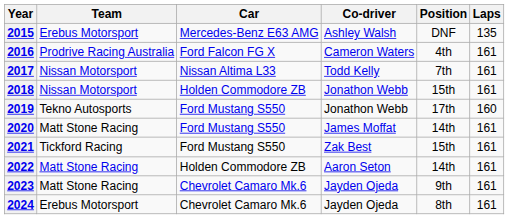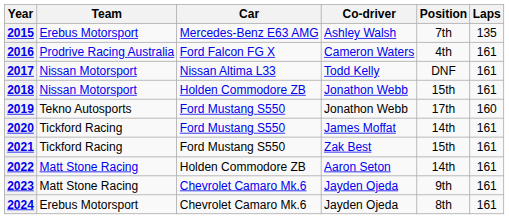(444, 33) DNF -> (444, 33) 7th
(444, 71) 7th -> (444, 71) DNF
(89, 128) Matt Stone Racing -> (81, 128) Tickford Racing
